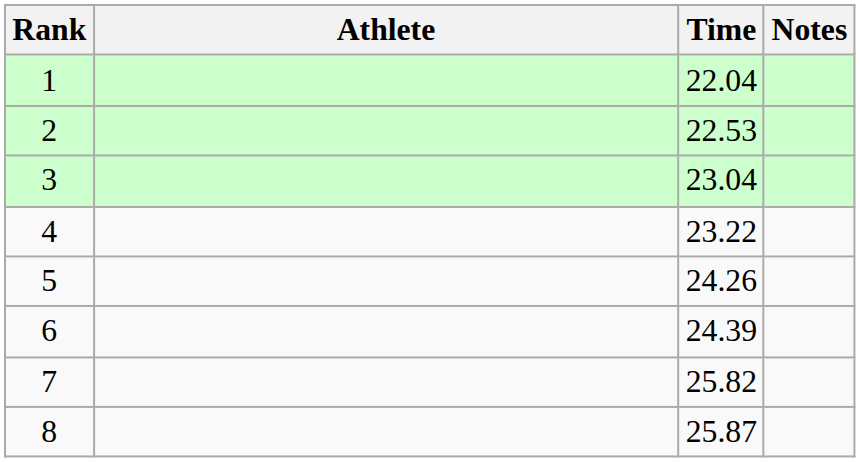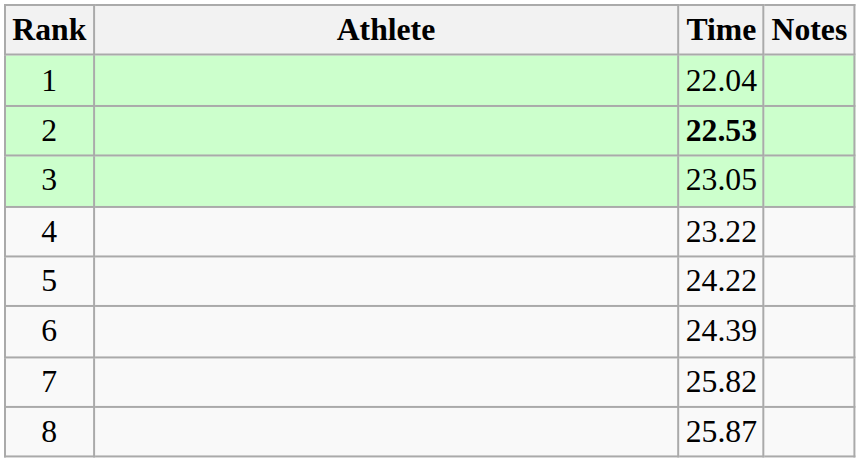(721, 130) normal -> (721, 130) bold
(721, 180) 23.04 -> (721, 180) 23.05
(721, 280) 24.26 -> (721, 280) 24.22
